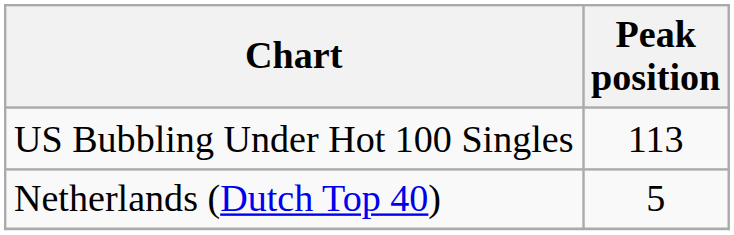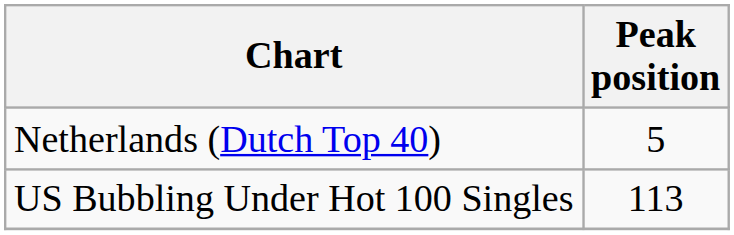rows swapped: (227, 198) <-> (294, 137)
